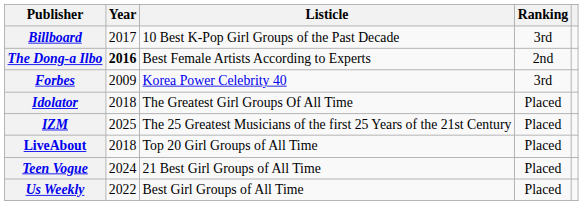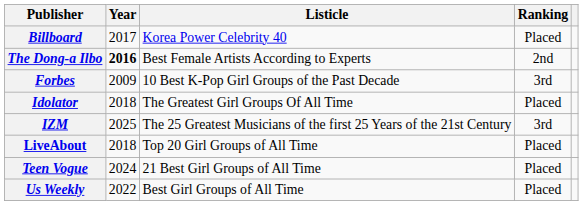(271, 37) 10 Best K-Pop Girl Groups of the Past Decade -> (215, 37) Korea Power Celebrity 40
(543, 37) 3rd -> (543, 37) Placed
(215, 80) Korea Power Celebrity 40 -> (271, 80) 10 Best K-Pop Girl Groups of the Past Decade
(543, 124) Placed -> (543, 124) 3rd
